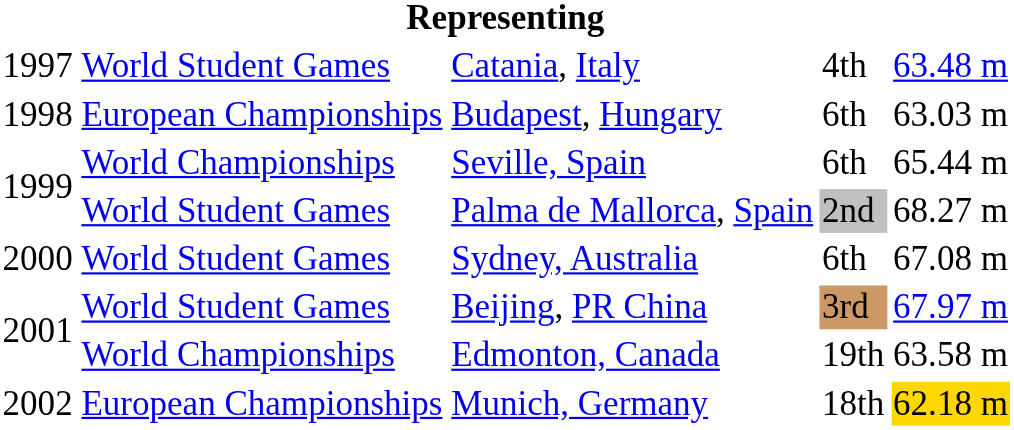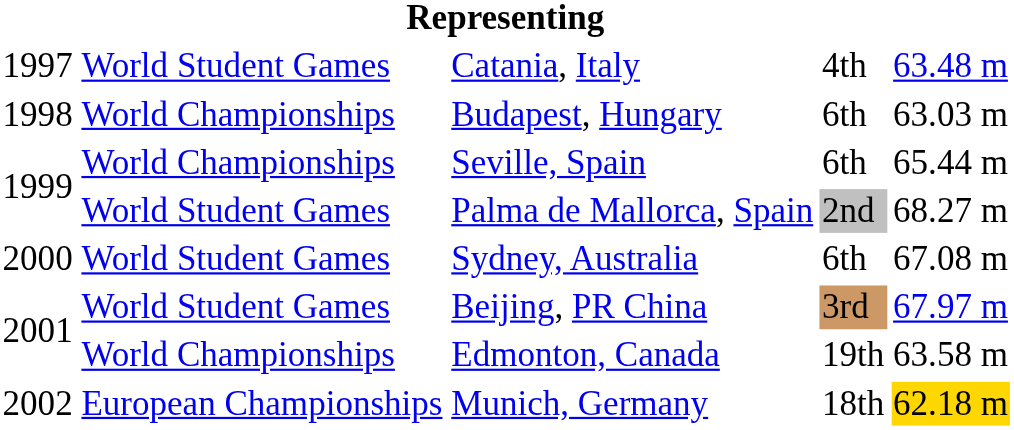(262, 114) European Championships -> (238, 114) World Championships
